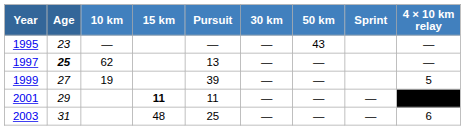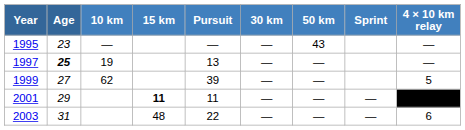(107, 62) 62 -> (107, 62) 19
(107, 80) 19 -> (107, 80) 62
(213, 117) 25 -> (213, 117) 22
